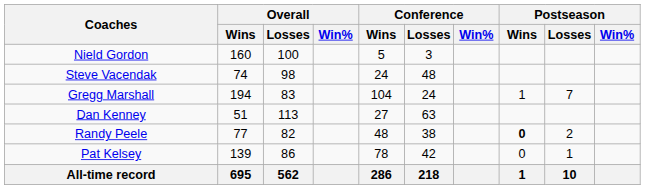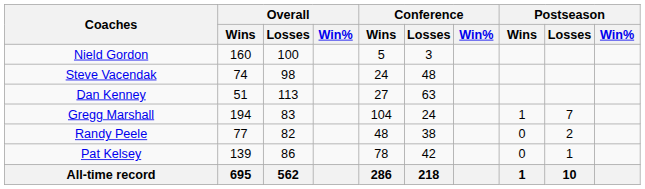rows swapped: (111, 114) <-> (111, 94)
(522, 134) bold -> (522, 134) normal
